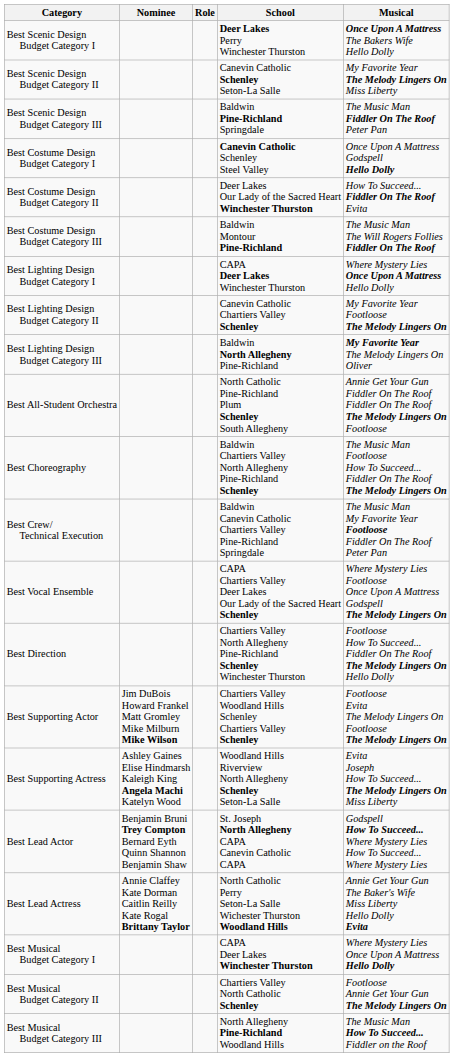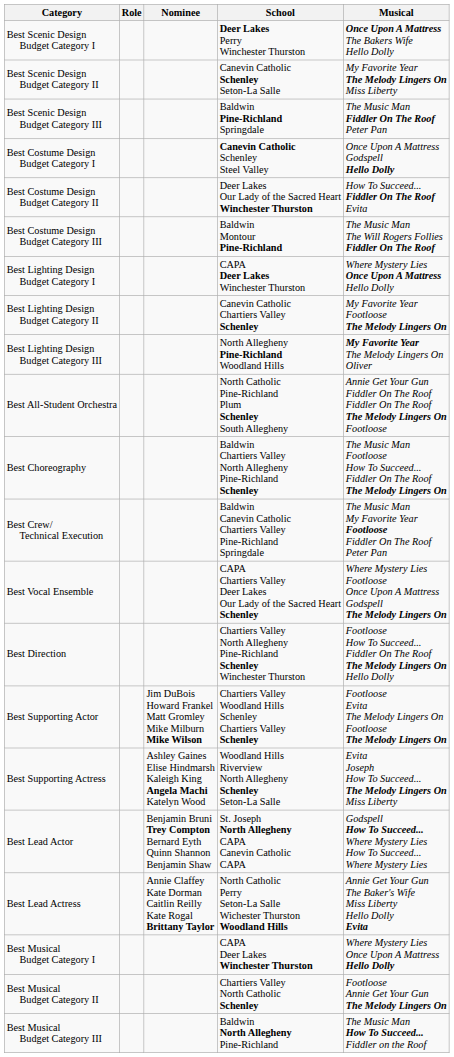columns swapped: (156, 12) <-> (205, 12)
(256, 354) Baldwin North Allegheny Pine-Richland -> (254, 354) North Allegheny Pine-Richland Woodland Hills
(254, 1033) North Allegheny Pine-Richland Woodland Hills -> (256, 1033) Baldwin North Allegheny Pine-Richland
